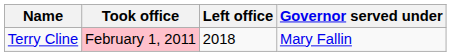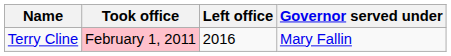(219, 39) 2018 -> (219, 39) 2016
